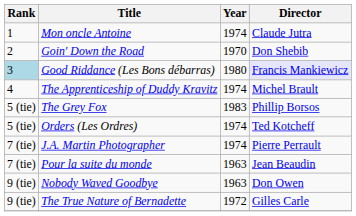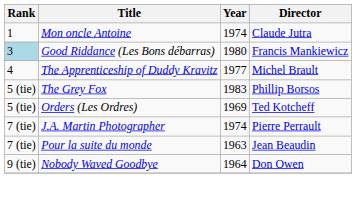- row: (93, 51)
(300, 70) lavender background -> (300, 51) no background
(235, 88) 1974 -> (235, 70) 1977
(235, 126) 1974 -> (235, 107) 1969
(235, 182) 1963 -> (235, 164) 1964
- row: (114, 201)
